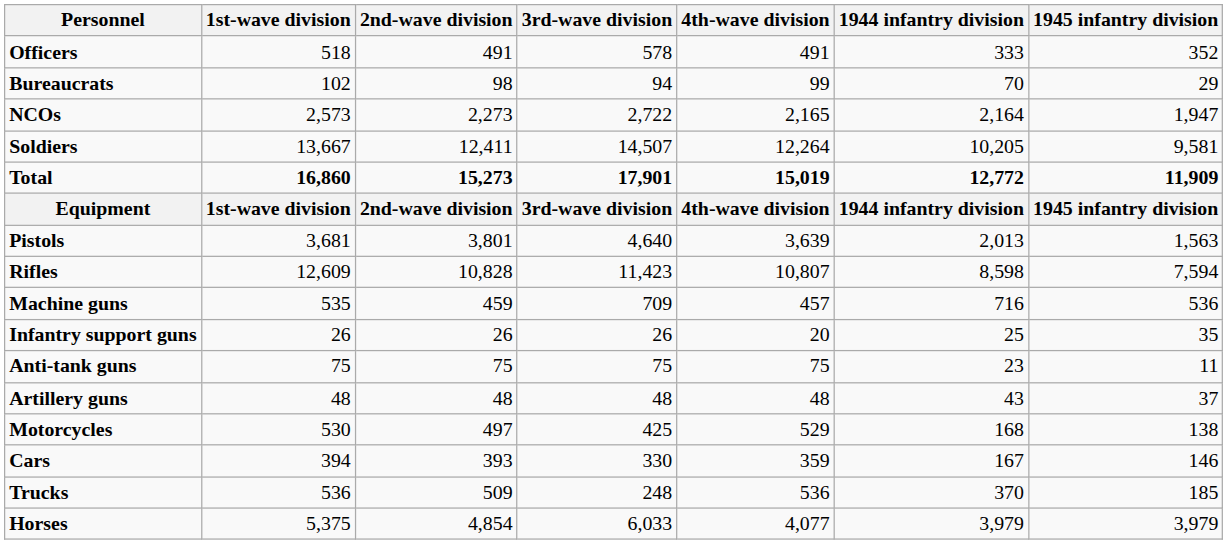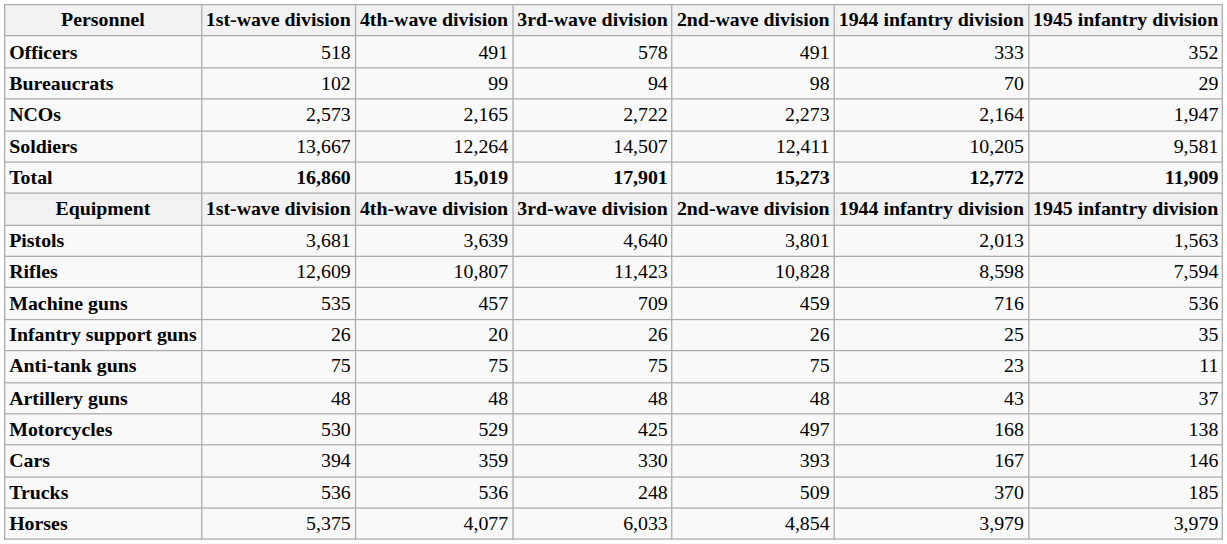columns swapped: (436, 20) <-> (755, 20)
